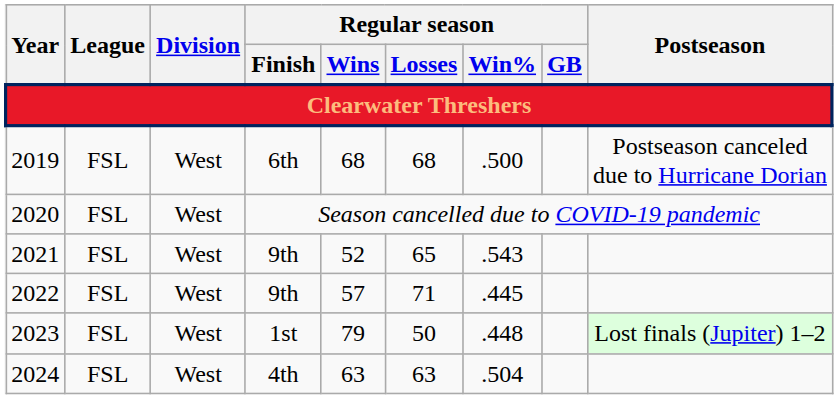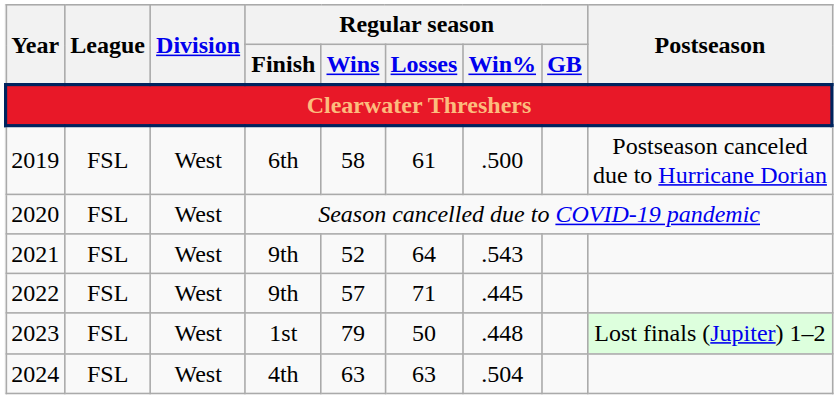(353, 160) 68 -> (353, 160) 58
(424, 160) 68 -> (424, 160) 61
(424, 254) 65 -> (424, 254) 64
